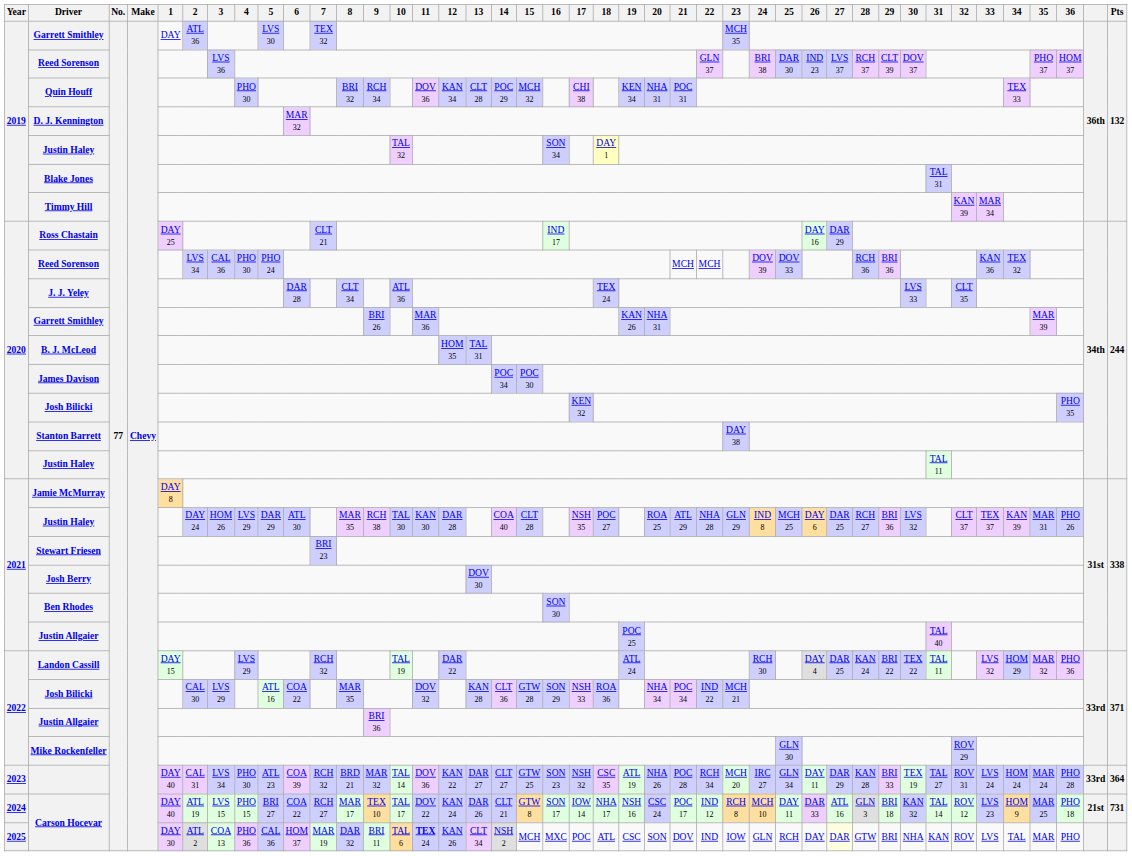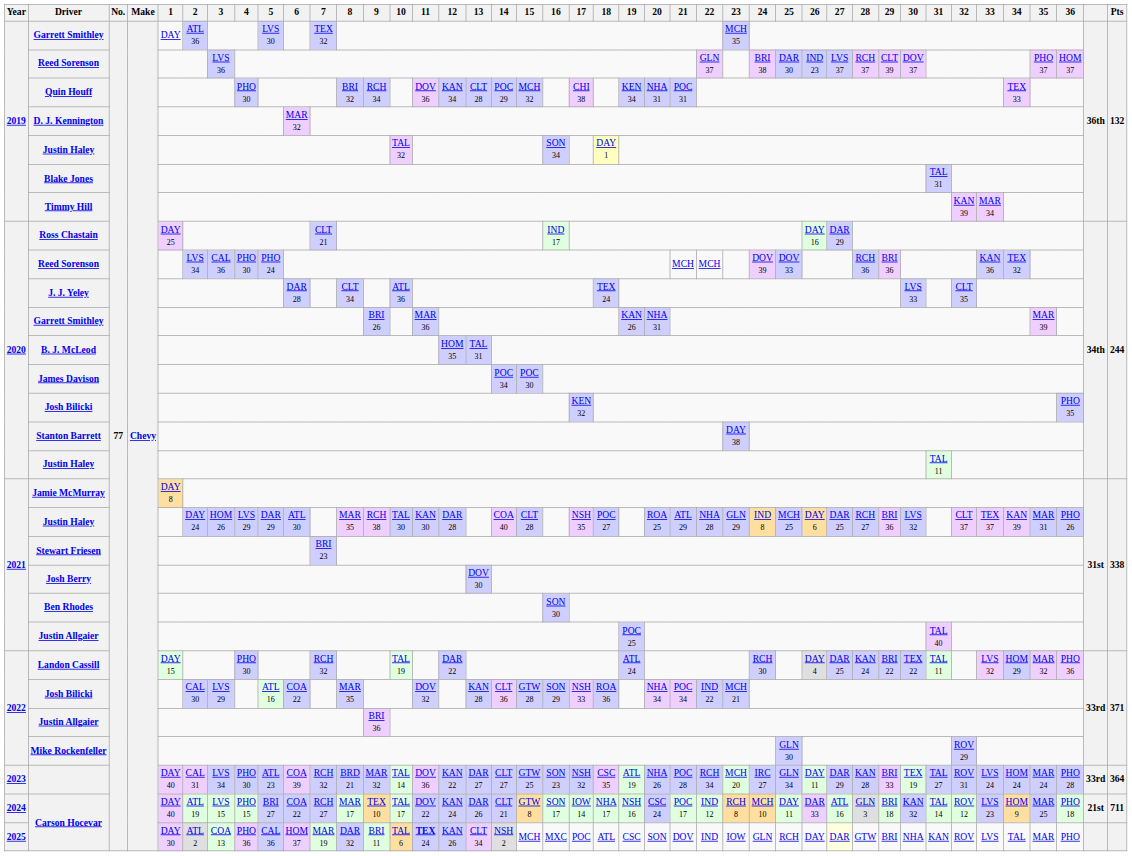(246, 664) LVS 29 -> (246, 664) PHO 30
(1117, 808) 731 -> (1117, 808) 711
